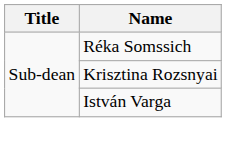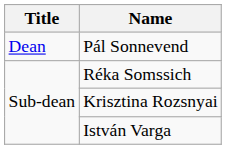+ row: (136, 46)
